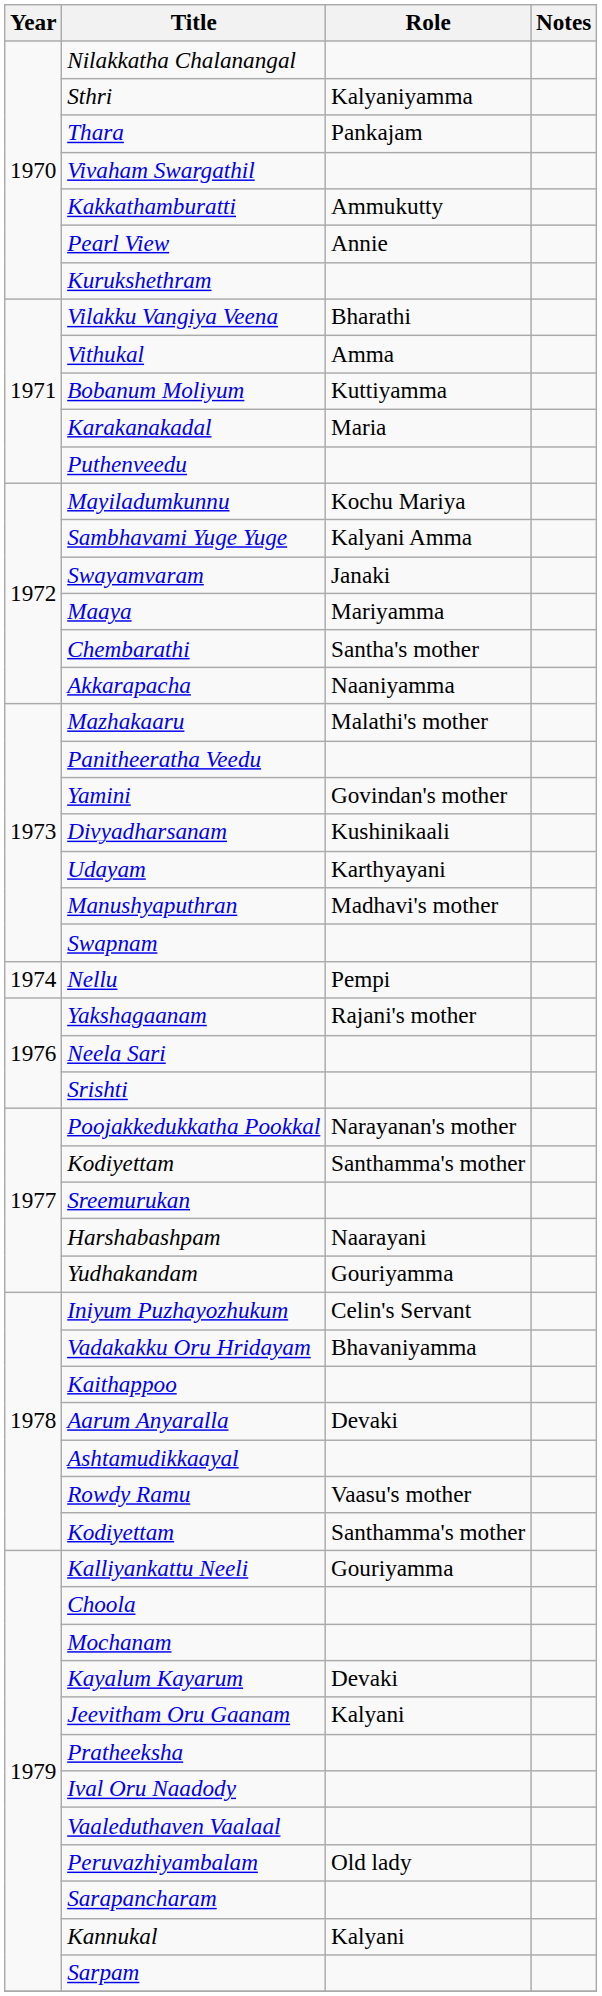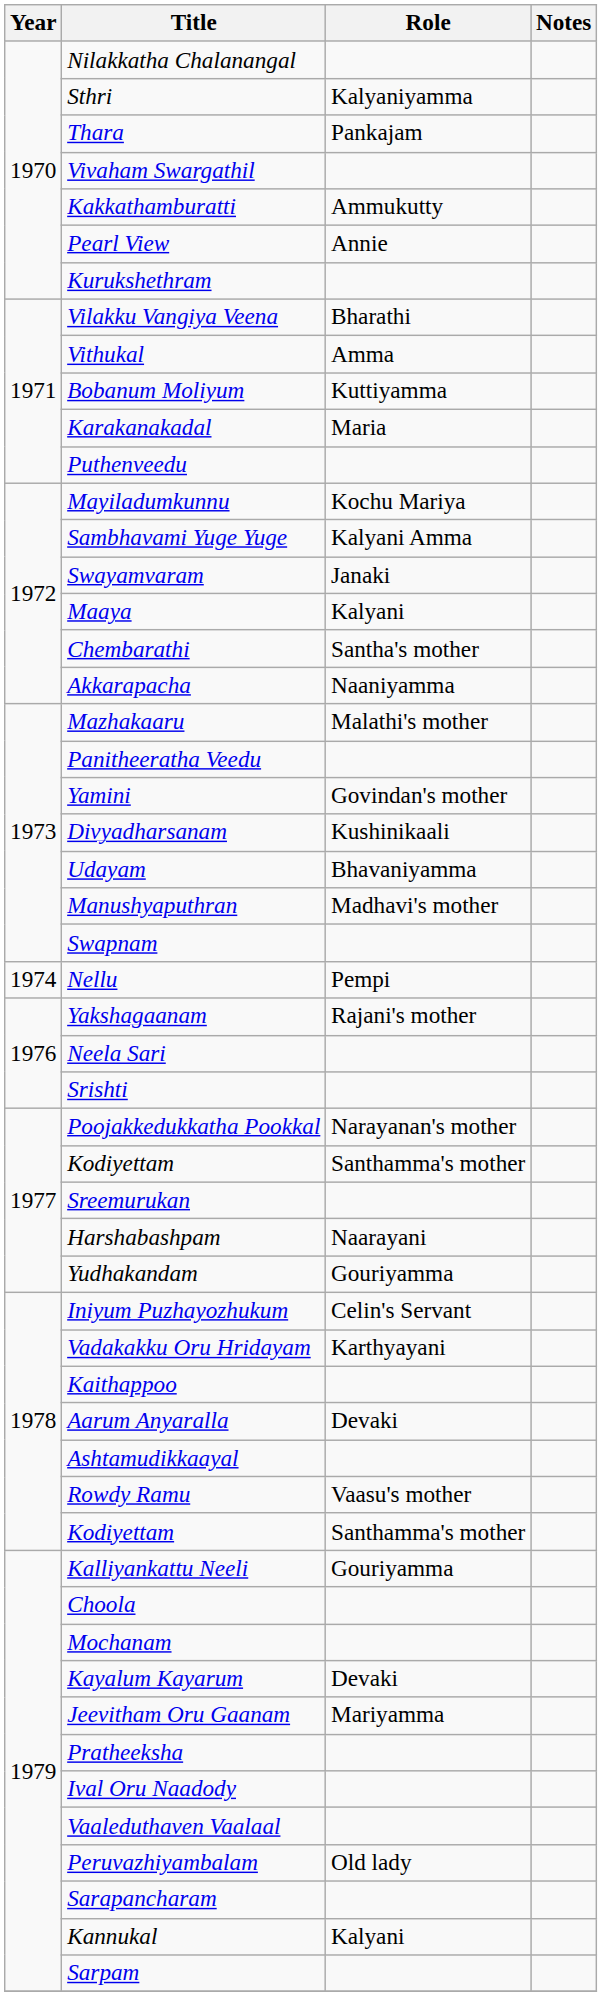(388, 611) Mariyamma -> (368, 611) Kalyani
(388, 869) Karthyayani -> (404, 869) Bhavaniyamma
(404, 1347) Bhavaniyamma -> (388, 1347) Karthyayani
(368, 1715) Kalyani -> (388, 1715) Mariyamma
